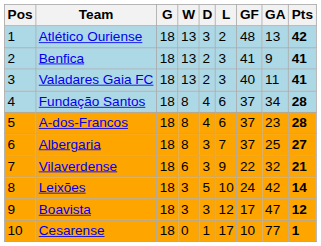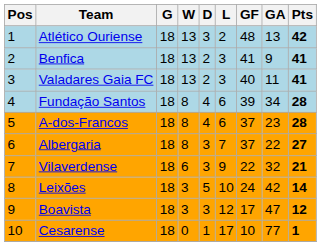(248, 101) 37 -> (248, 101) 39
(273, 144) 25 -> (273, 144) 22
